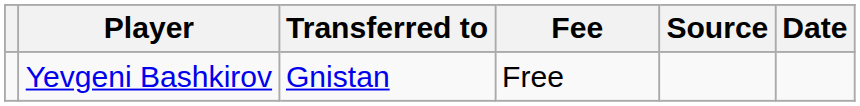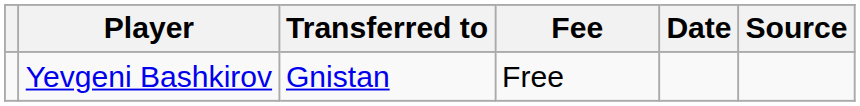columns swapped: (815, 28) <-> (717, 28)
